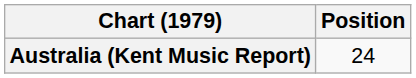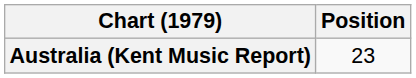(363, 55) 24 -> (363, 55) 23
